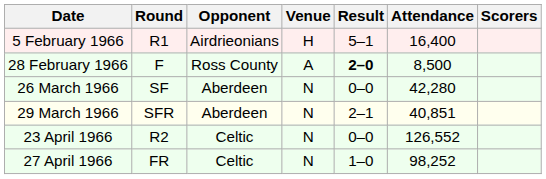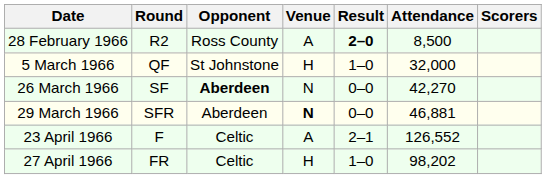- row: (68, 40)
(159, 64) F -> (159, 40) R2
+ row: (68, 64)
(234, 88) normal -> (234, 88) bold
(432, 88) 42,280 -> (432, 88) 42,270
(308, 112) normal -> (308, 112) bold
(361, 112) 2–1 -> (361, 112) 0–0
(432, 112) 40,851 -> (432, 112) 46,881
(159, 137) R2 -> (159, 137) F
(308, 137) N -> (308, 137) A
(361, 137) 0–0 -> (361, 137) 2–1
(308, 161) N -> (308, 161) H
(432, 161) 98,252 -> (432, 161) 98,202
